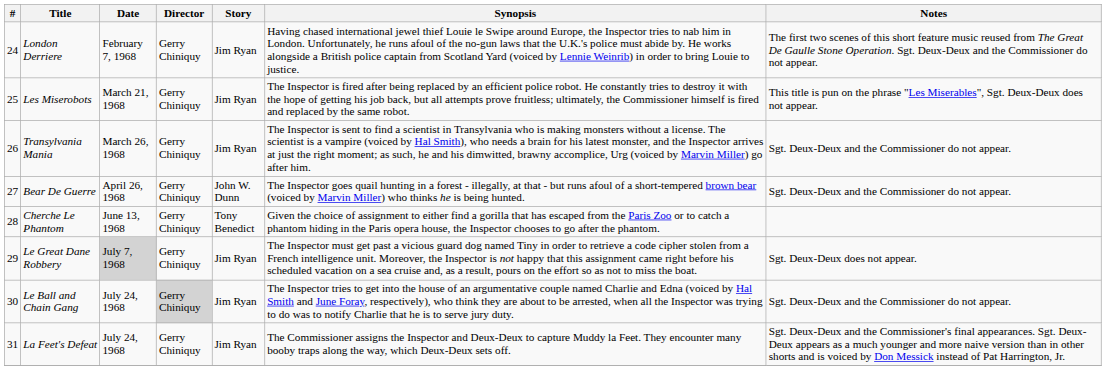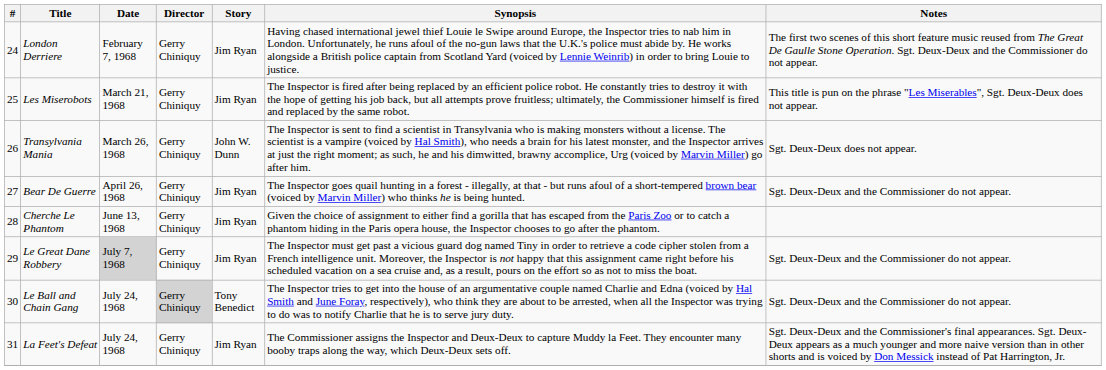(236, 148) Jim Ryan -> (233, 148) John W. Dunn
(890, 148) Sgt. Deux-Deux and the Commissioner do not appear. -> (843, 148) Sgt. Deux-Deux does not appear.
(233, 191) John W. Dunn -> (236, 191) Jim Ryan
(234, 221) Tony Benedict -> (236, 221) Jim Ryan
(843, 258) Sgt. Deux-Deux does not appear. -> (890, 258) Sgt. Deux-Deux and the Commissioner do not appear.
(236, 301) Jim Ryan -> (234, 301) Tony Benedict
